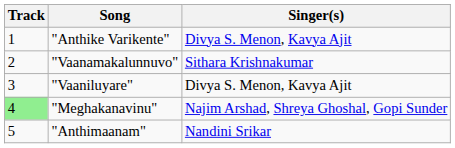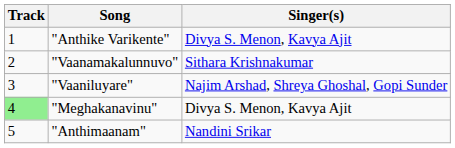(268, 85) Divya S. Menon, Kavya Ajit -> (316, 85) Najim Arshad, Shreya Ghoshal, Gopi Sunder
(316, 108) Najim Arshad, Shreya Ghoshal, Gopi Sunder -> (268, 108) Divya S. Menon, Kavya Ajit
